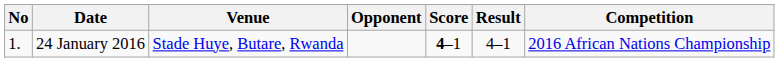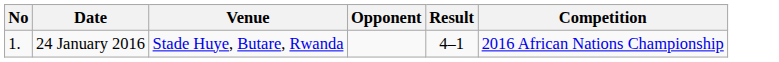- column: (449, 17)
